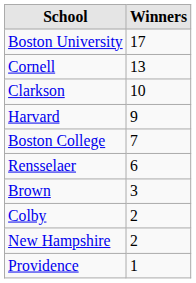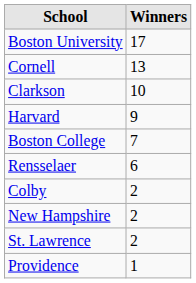- row: (29, 191)
+ row: (49, 240)
